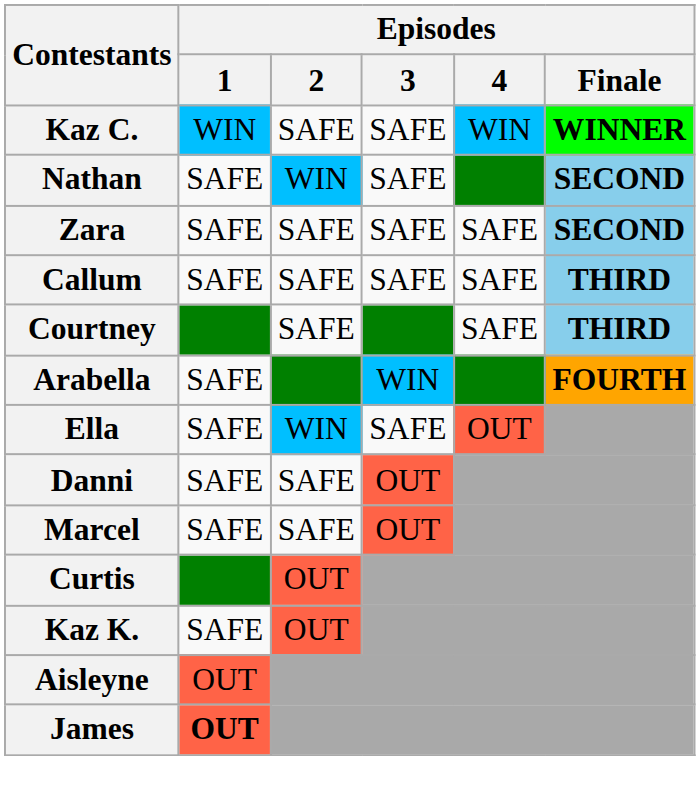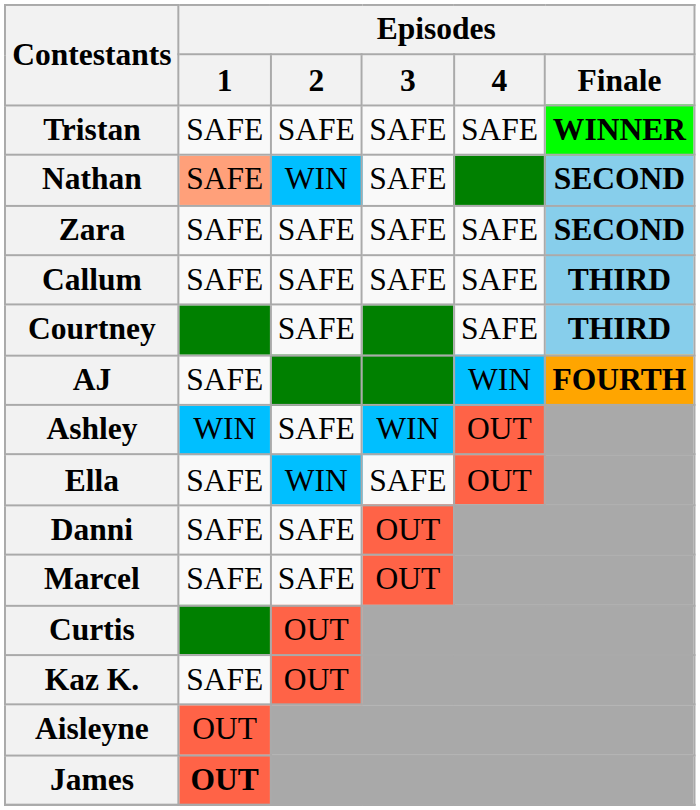- row: (92, 129)
+ row: (92, 129)
(225, 179) no background -> (225, 179) lightsalmon background
+ row: (92, 379)
- row: (92, 379)
+ row: (92, 429)
